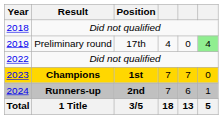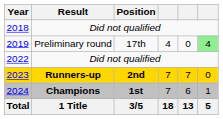(73, 75) Champions -> (73, 75) Runners-up
(136, 75) 1st -> (136, 75) 2nd
(73, 91) Runners-up -> (73, 91) Champions
(136, 91) 2nd -> (136, 91) 1st
